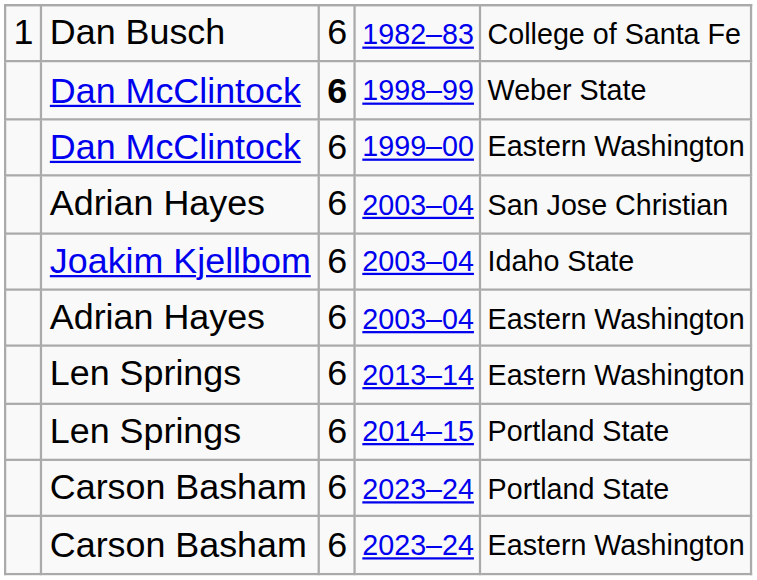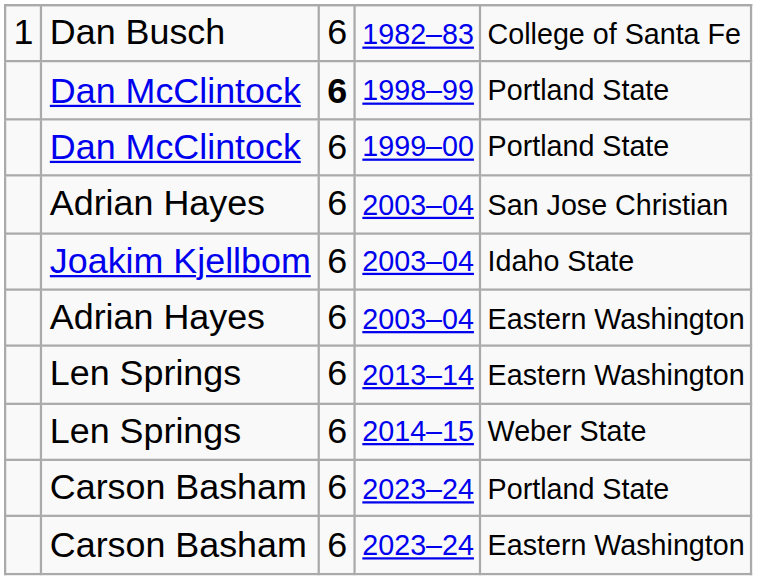(567, 90) Weber State -> (578, 90) Portland State
(616, 147) Eastern Washington -> (578, 147) Portland State
(578, 431) Portland State -> (567, 431) Weber State
